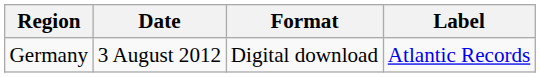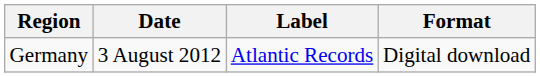columns swapped: (304, 21) <-> (459, 21)
